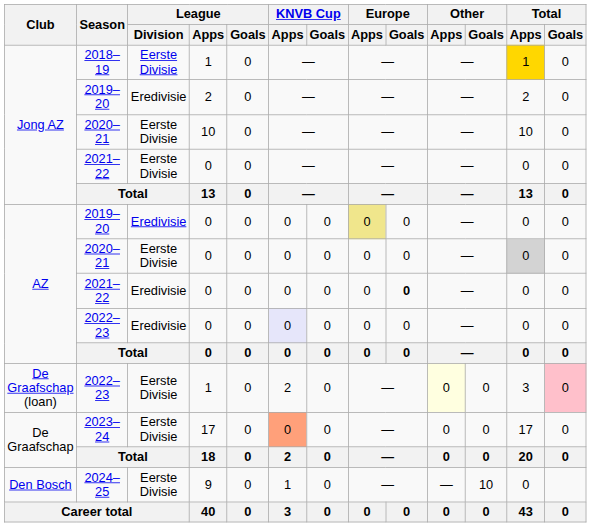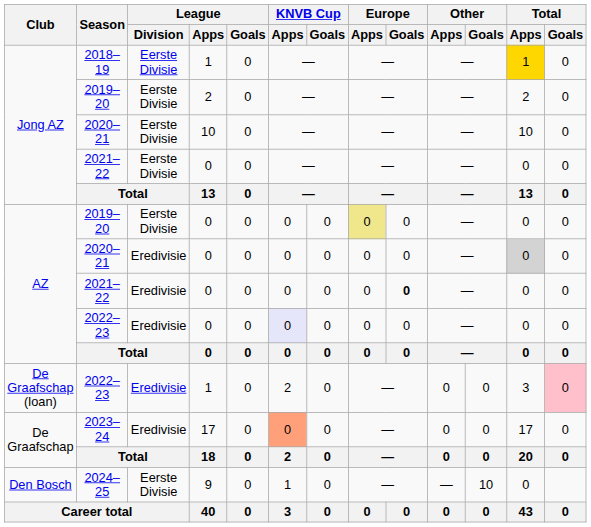(159, 97) Eredivisie -> (159, 97) Eerste Divisie
(159, 221) Eredivisie -> (159, 221) Eerste Divisie
(159, 256) Eerste Divisie -> (159, 256) Eredivisie
(159, 387) Eerste Divisie -> (159, 387) Eredivisie
(446, 387) lightyellow background -> (446, 387) no background
(159, 429) Eerste Divisie -> (159, 429) Eredivisie
